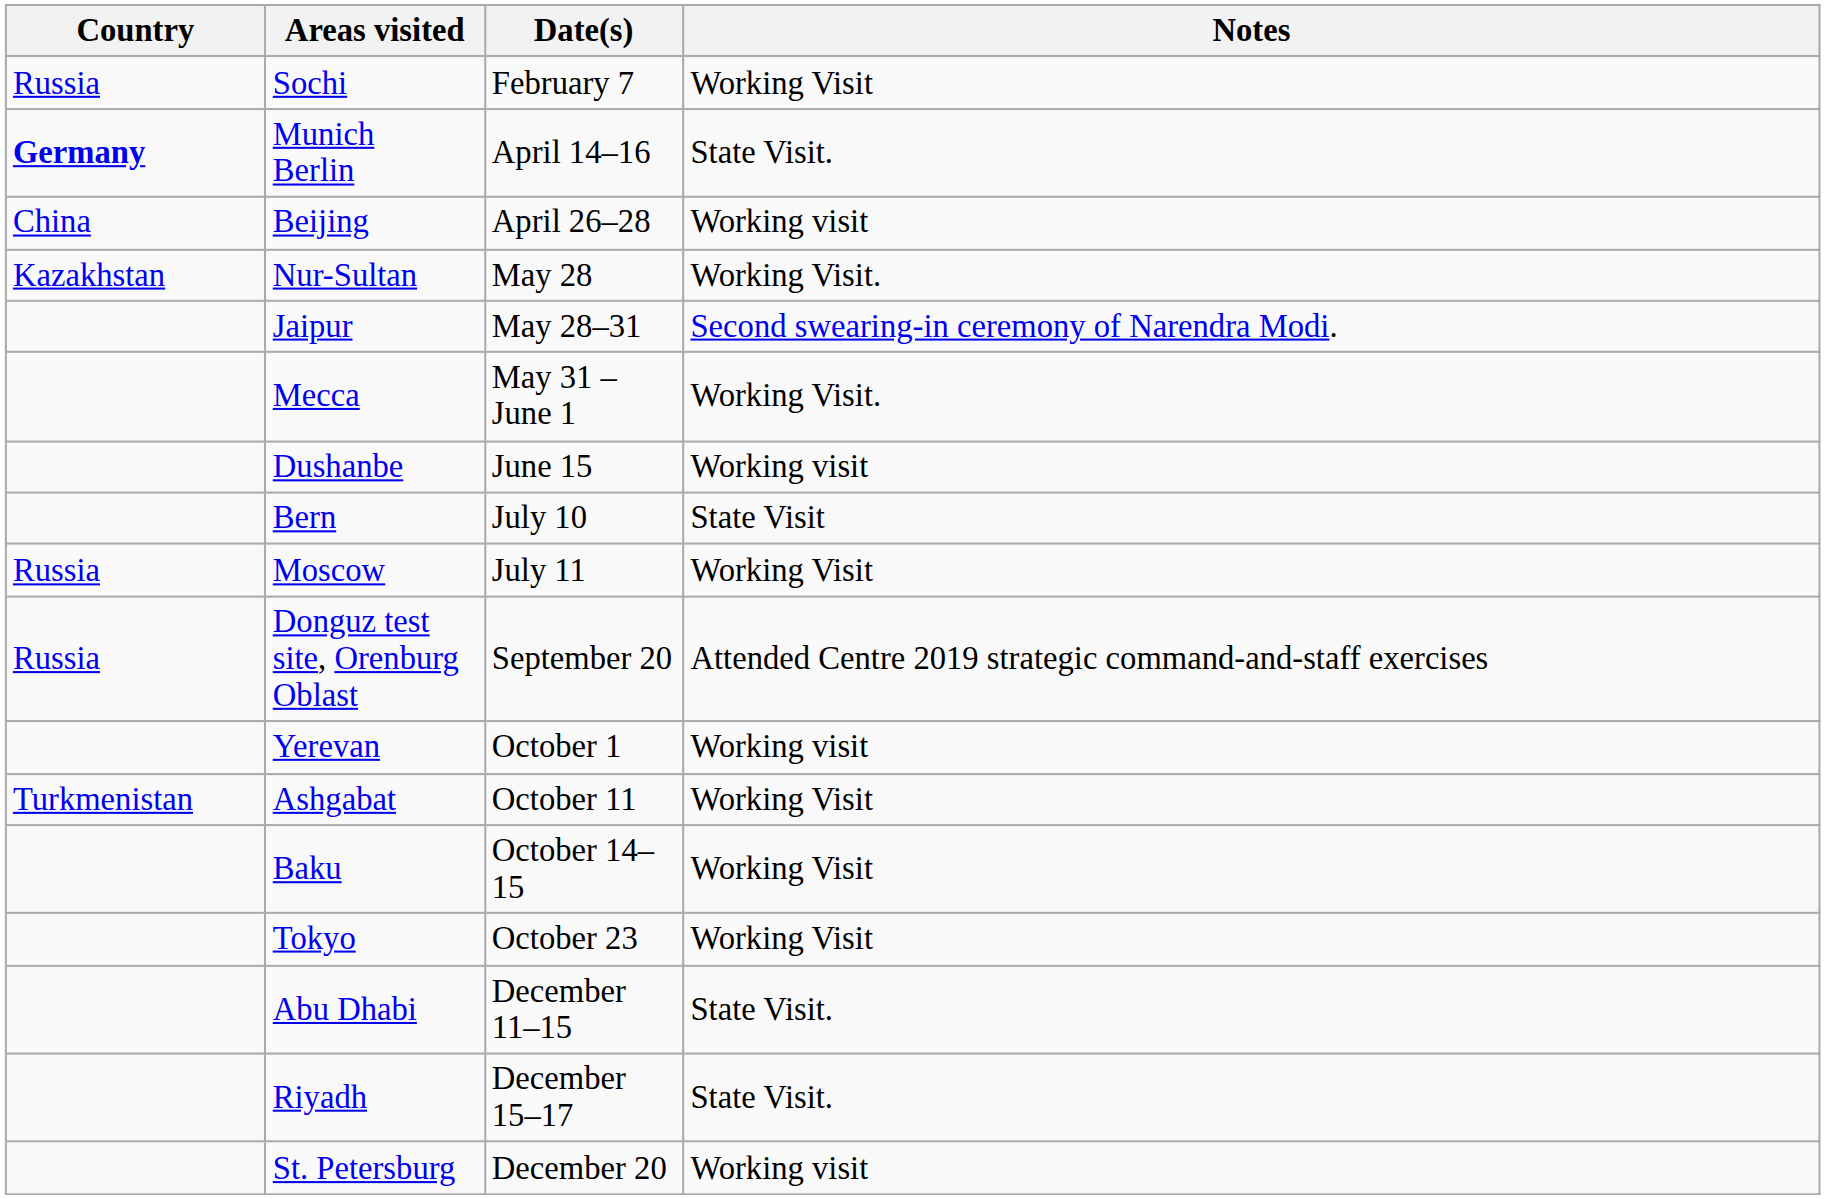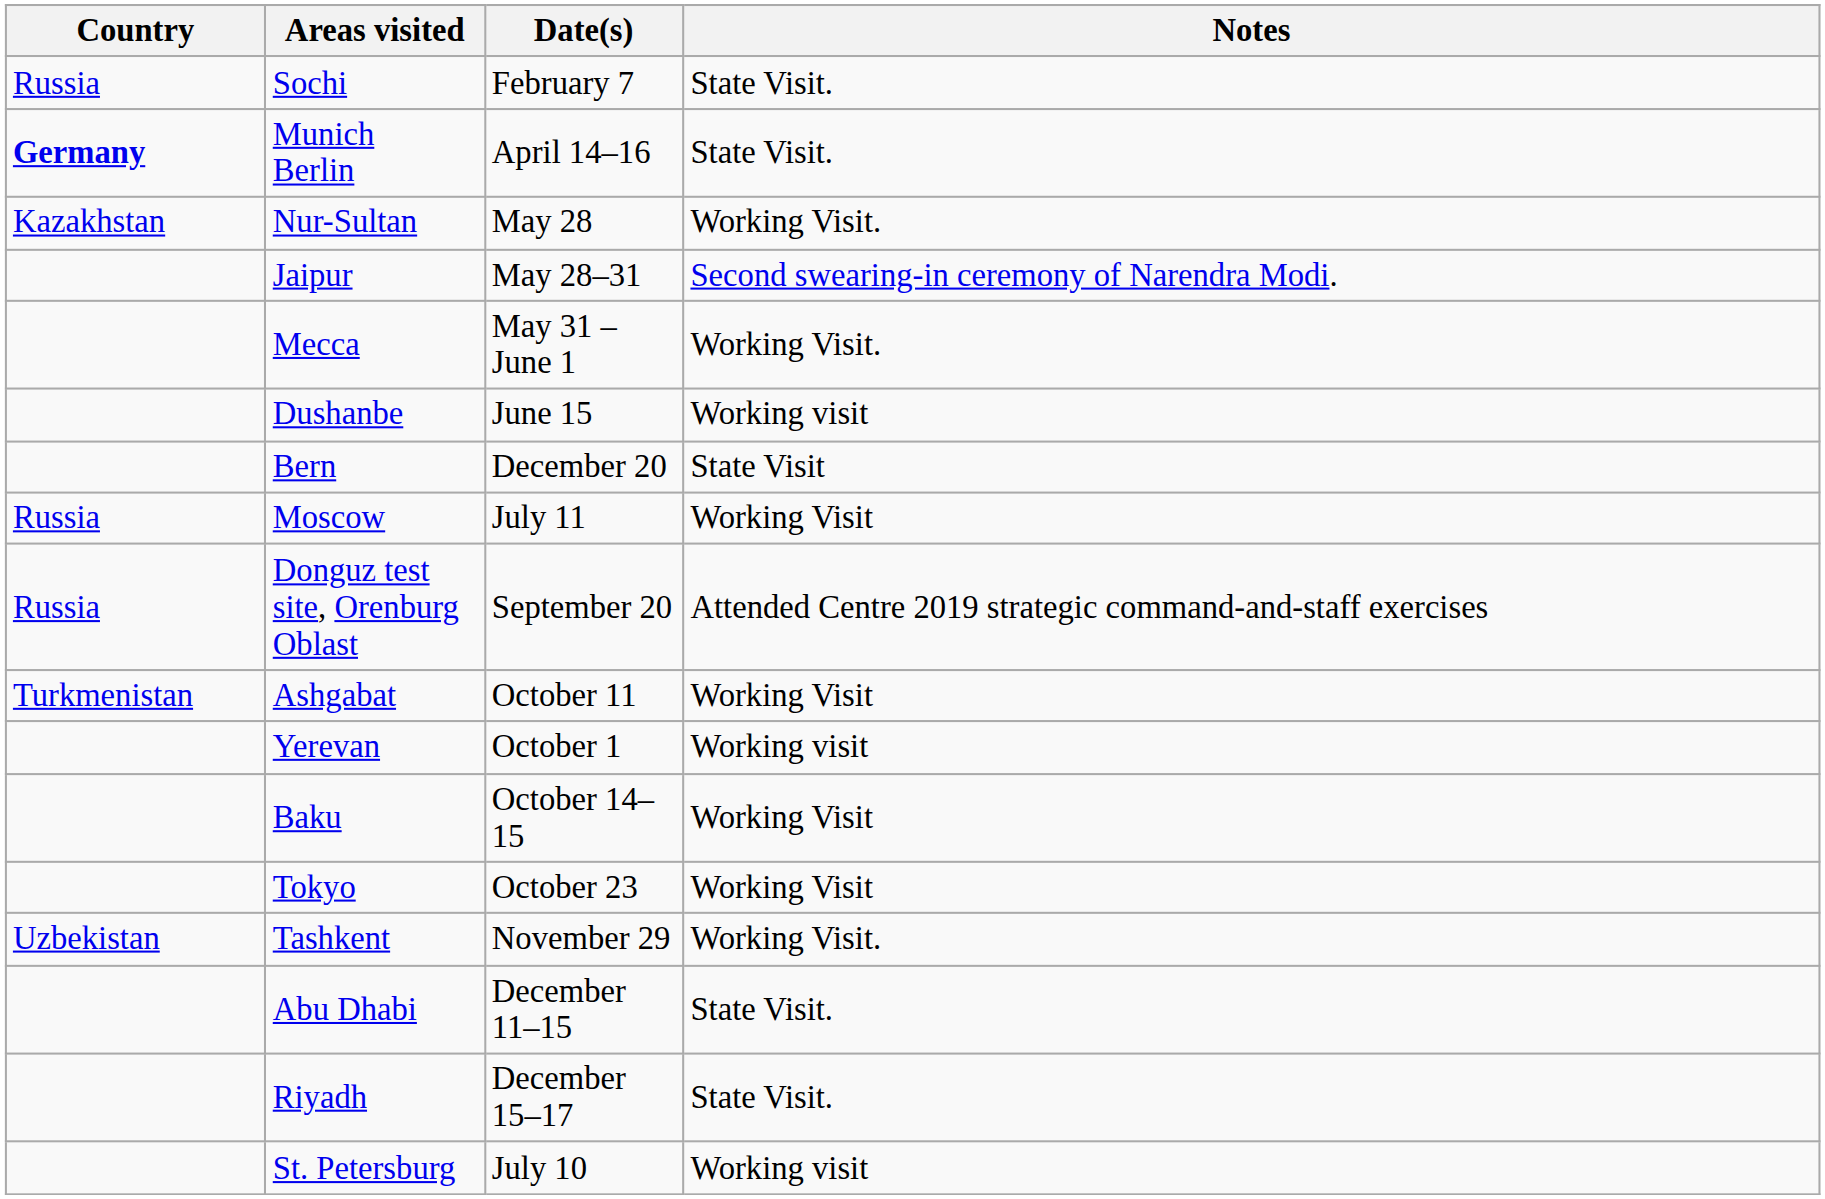(782, 82) Working Visit -> (762, 82) State Visit.
- row: (321, 222)
(539, 517) July 10 -> (579, 466) December 20
rows swapped: (326, 746) <-> (334, 798)
+ row: (331, 938)
(579, 1167) December 20 -> (539, 1167) July 10
